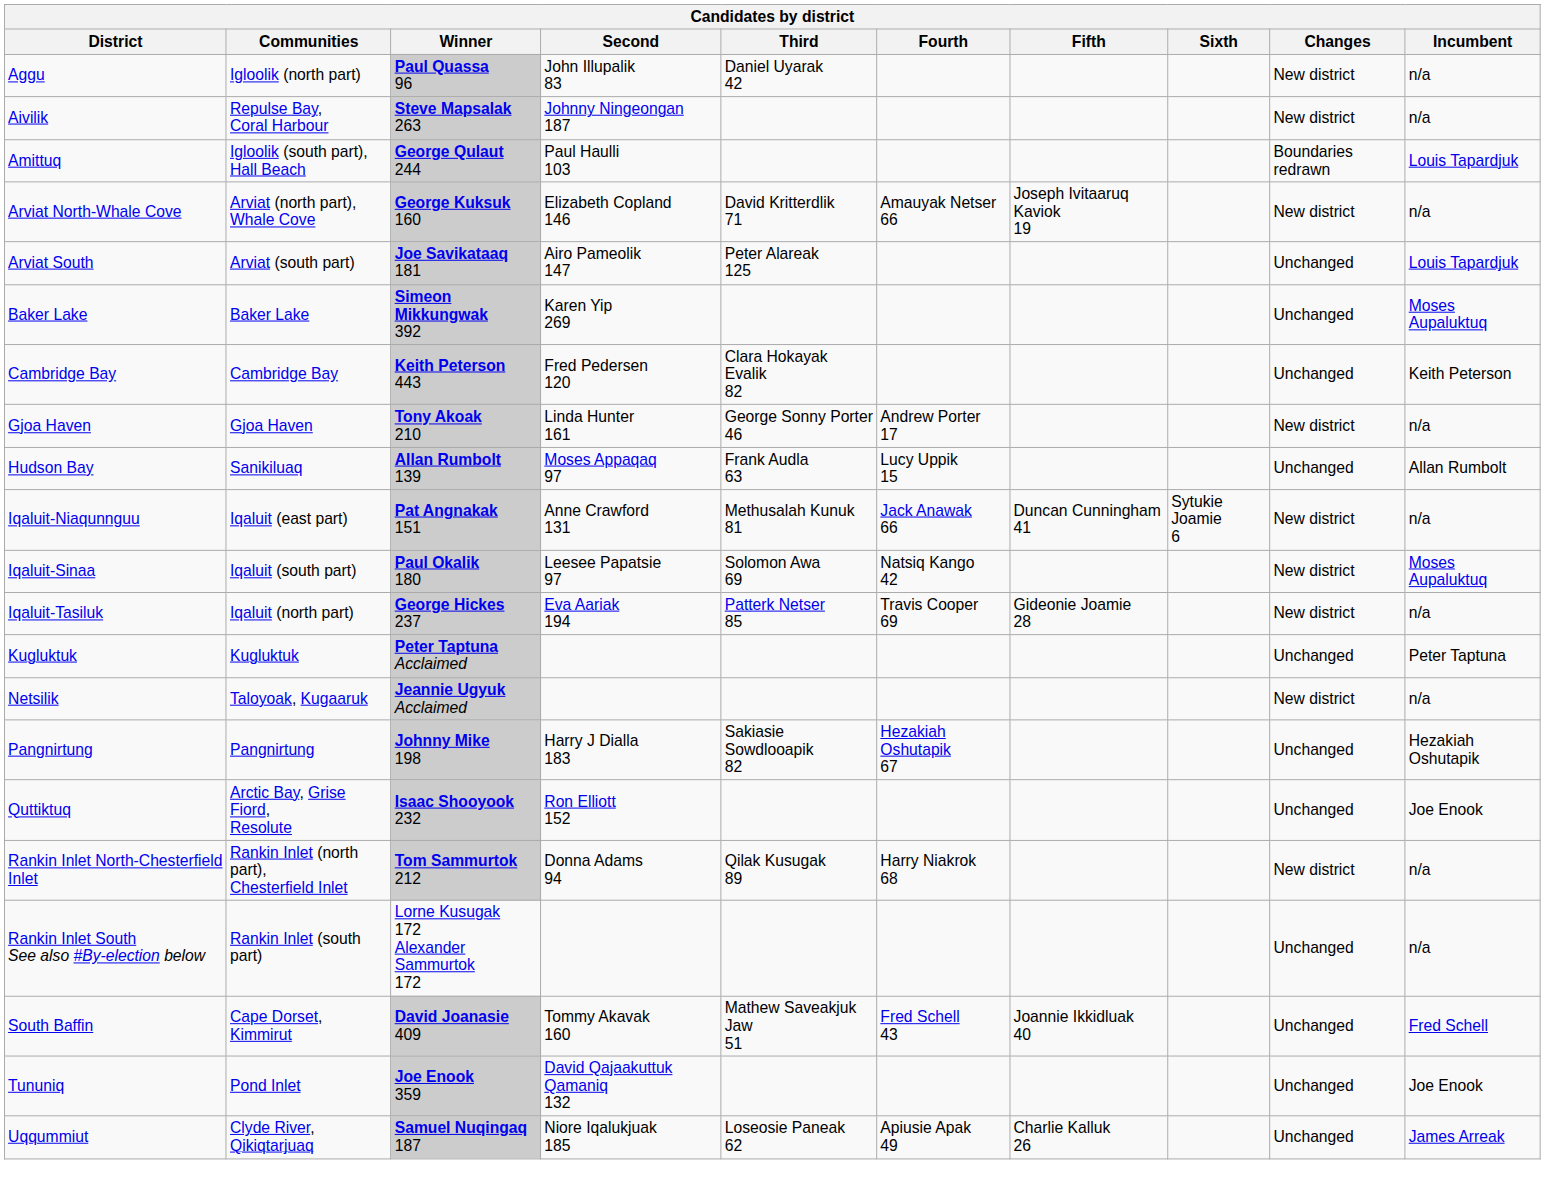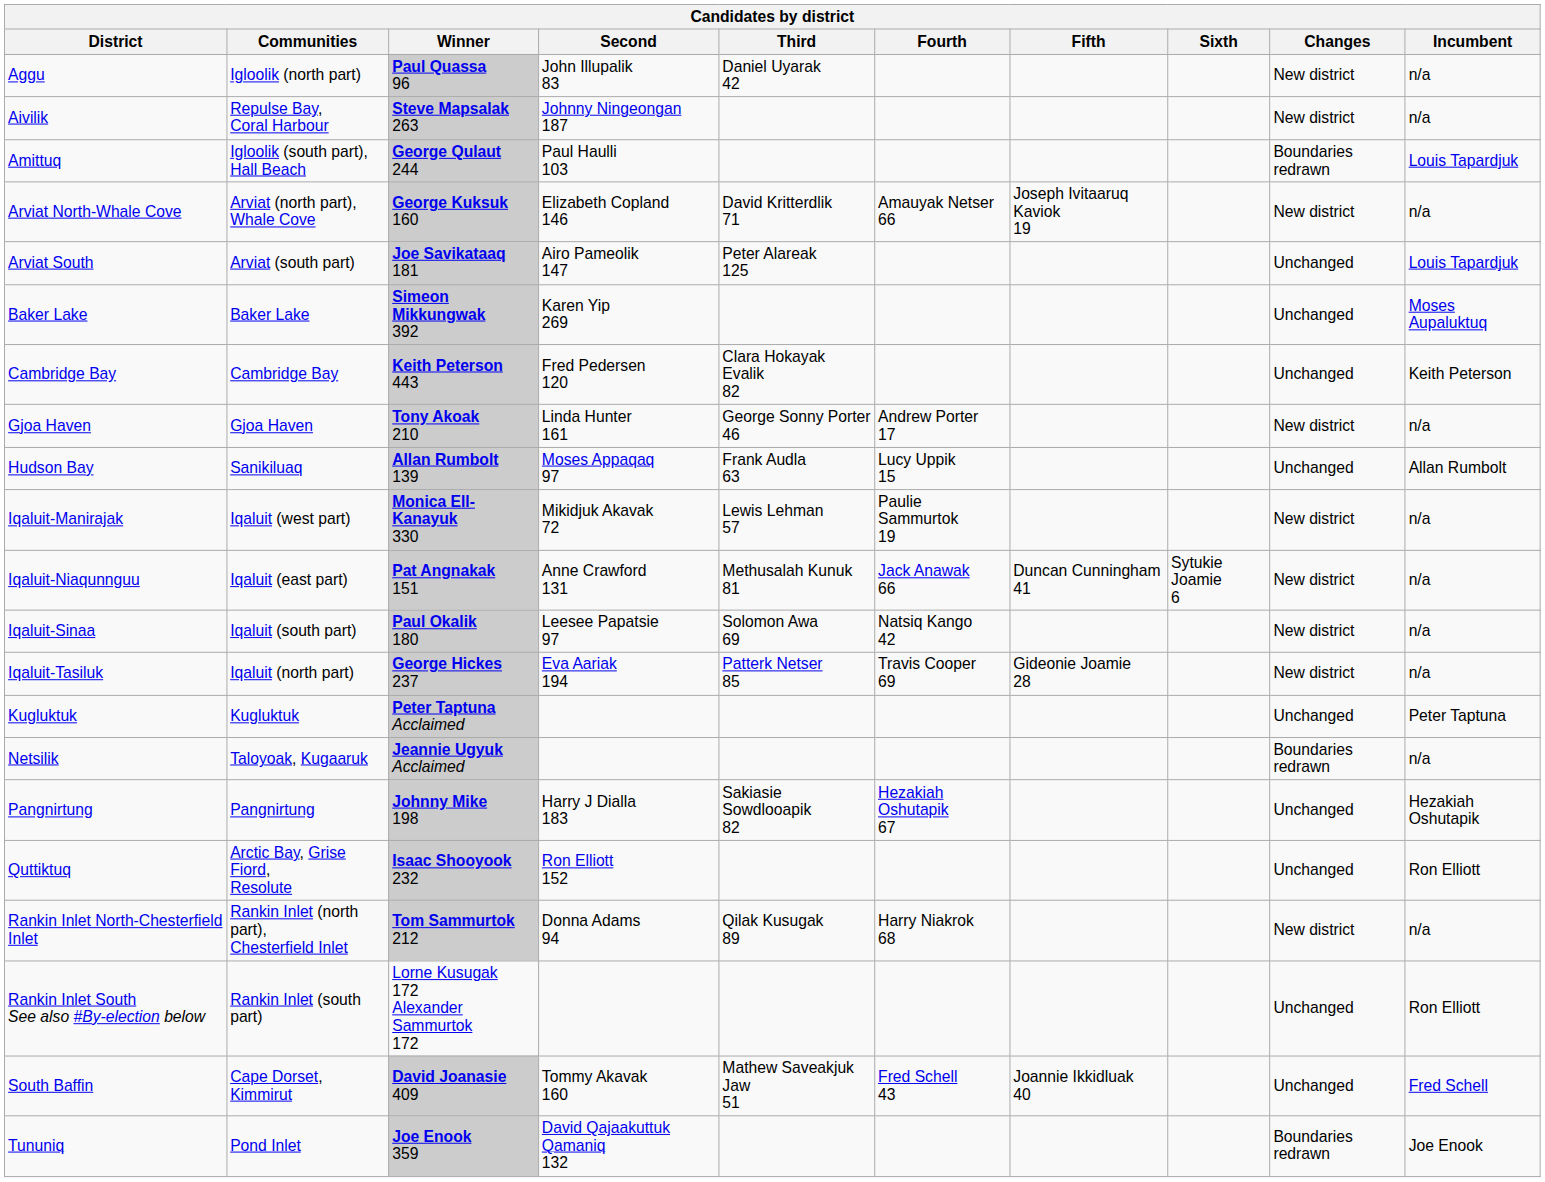+ row: (66, 519)
(1448, 571) Moses Aupaluktuq -> (1420, 631) n/a
(1314, 698) New district -> (1313, 758) Boundaries redrawn
(1446, 810) Joe Enook -> (1444, 870) Ron Elliott
(1420, 948) n/a -> (1444, 1008) Ron Elliott
(1314, 1085) Unchanged -> (1313, 1146) Boundaries redrawn
- row: (48, 1137)
